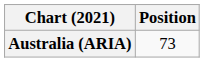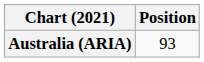(167, 43) 73 -> (167, 43) 93
